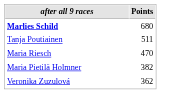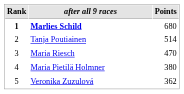+ column: (17, 12)
(147, 40) 511 -> (170, 40) 514
(147, 67) 382 -> (170, 67) 380
